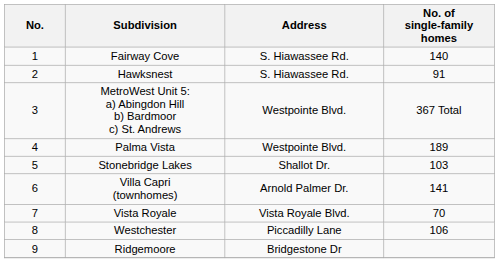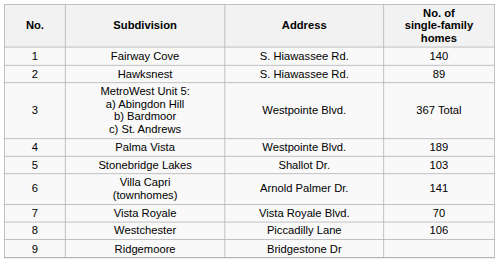(439, 74) 91 -> (439, 74) 89
